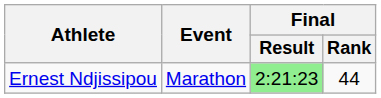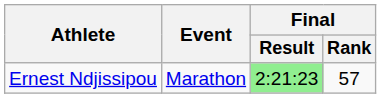(349, 78) 44 -> (349, 78) 57
